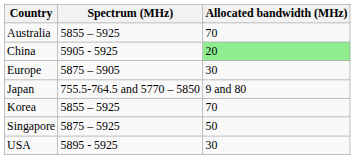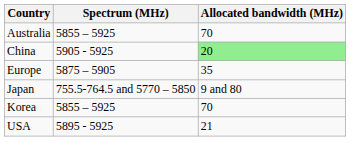(211, 70) 30 -> (207, 70) 35
- row: (31, 126)
(211, 145) 30 -> (207, 126) 21
